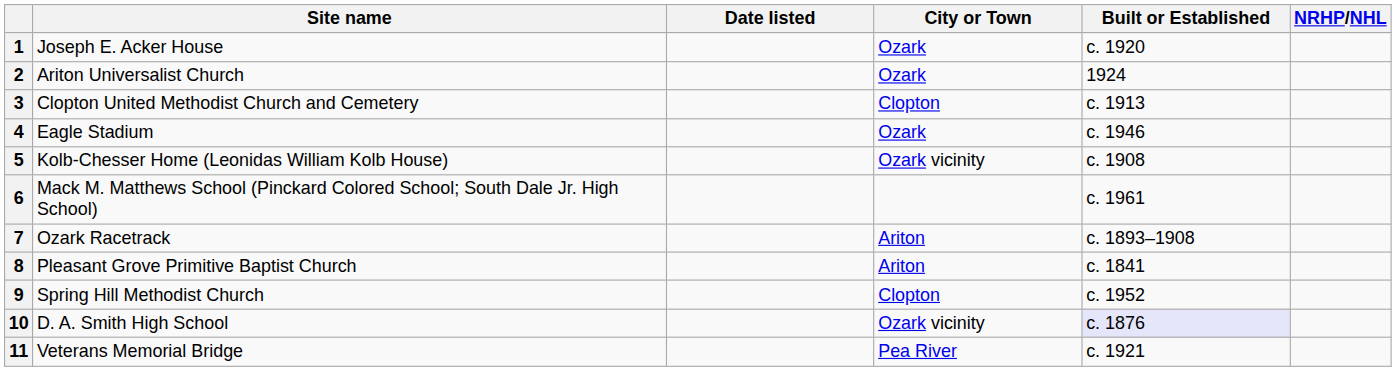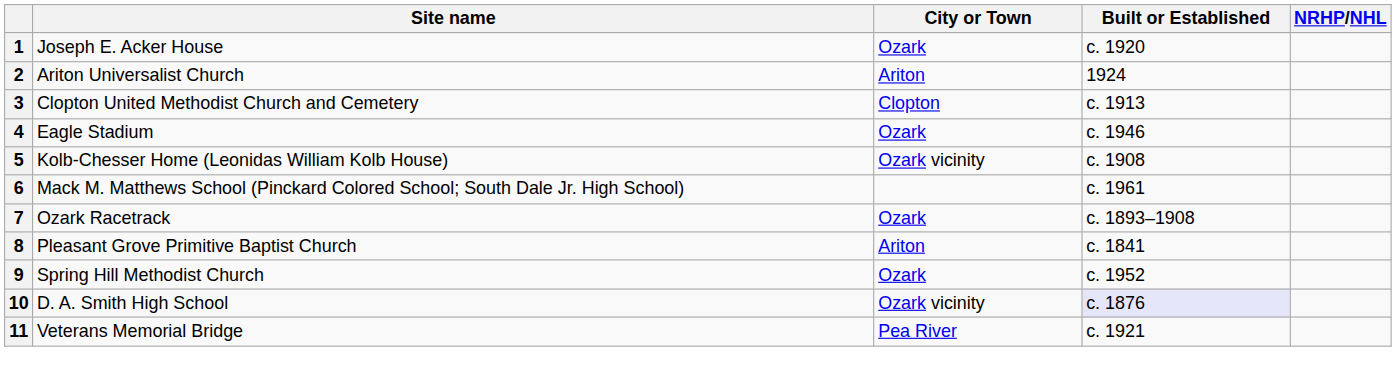- column: (770, 18)
(902, 75) Ozark -> (902, 75) Ariton
(902, 237) Ariton -> (902, 217) Ozark
(909, 294) Clopton -> (902, 274) Ozark
